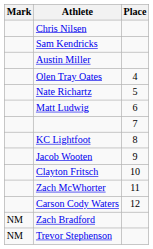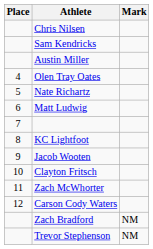columns swapped: (135, 12) <-> (19, 12)
